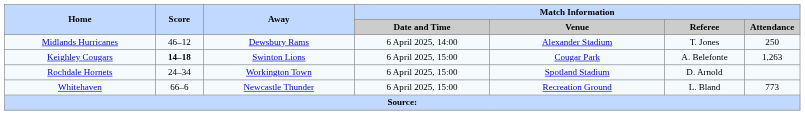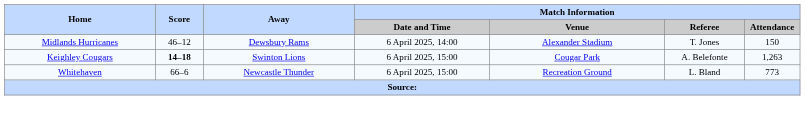(772, 42) 250 -> (772, 42) 150
- row: (80, 72)
